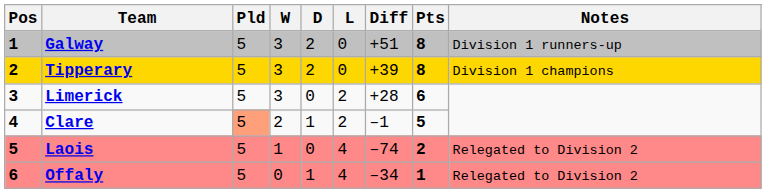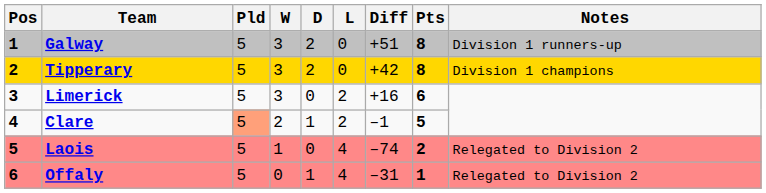(384, 70) +39 -> (384, 70) +42
(384, 97) +28 -> (384, 97) +16
(384, 175) –34 -> (384, 175) –31
